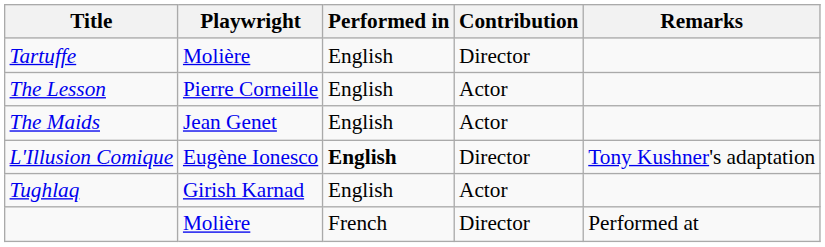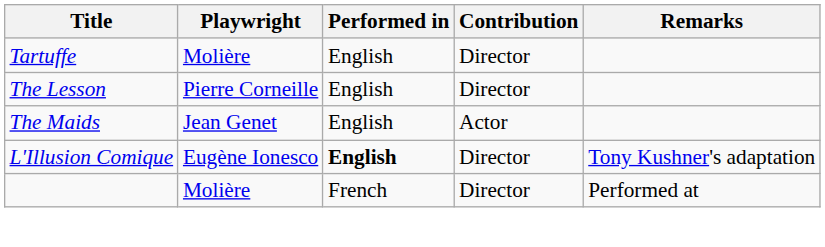(483, 88) Actor -> (494, 88) Director
- row: (44, 190)
